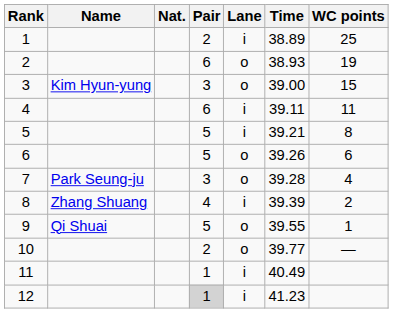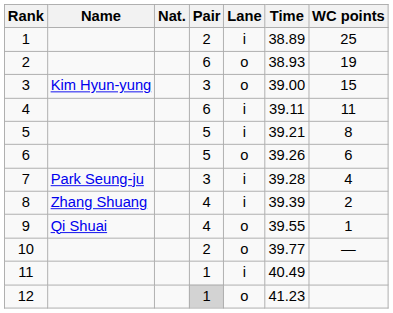(244, 179) o -> (244, 179) i
(207, 226) 5 -> (207, 226) 4
(244, 296) i -> (244, 296) o
